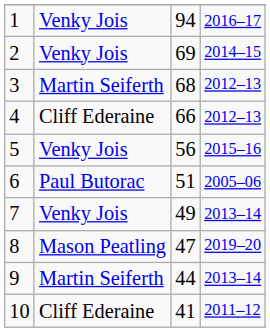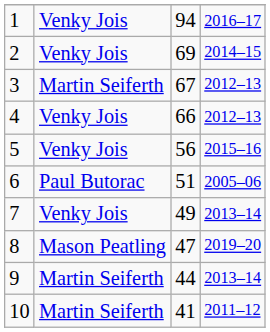(186, 85) 68 -> (186, 85) 67
(97, 117) Cliff Ederaine -> (83, 117) Venky Jois
(97, 310) Cliff Ederaine -> (101, 310) Martin Seiferth
